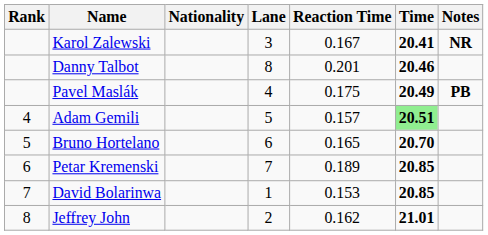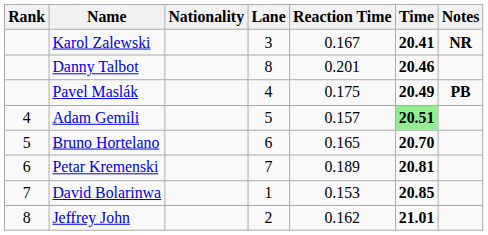(417, 167) 20.85 -> (417, 167) 20.81
